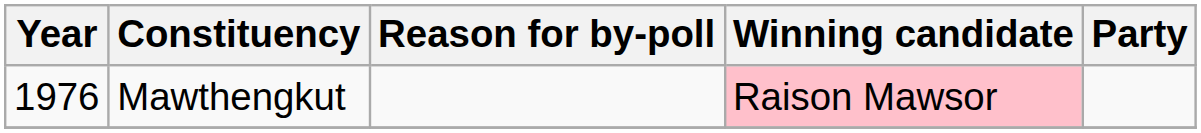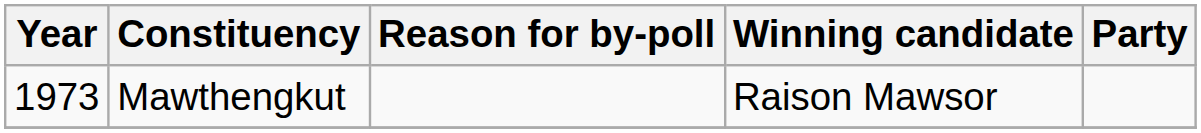(57, 95) 1976 -> (57, 95) 1973
(865, 95) pink background -> (865, 95) no background
